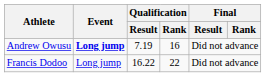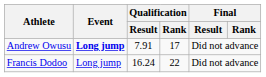(143, 47) 7.19 -> (143, 47) 7.91
(175, 47) 16 -> (175, 47) 17
(143, 63) 16.22 -> (143, 63) 16.24
